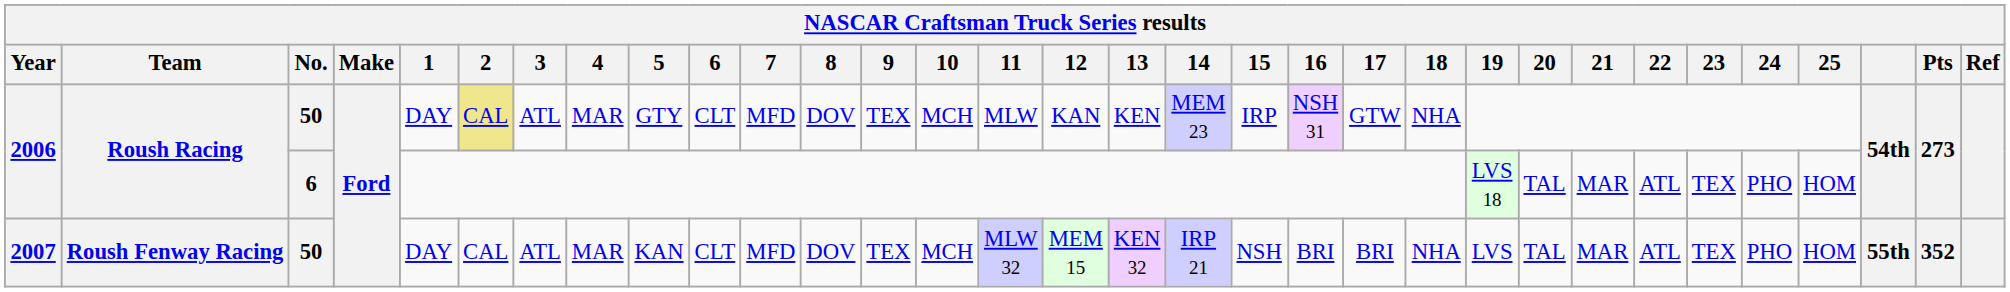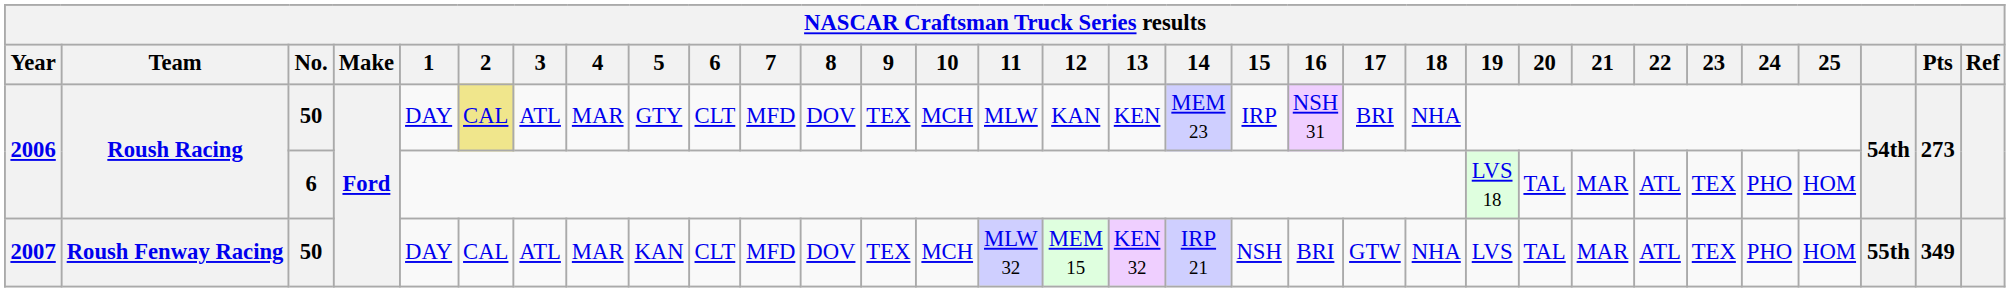(1375, 116) GTW -> (1375, 116) BRI
(1375, 252) BRI -> (1375, 252) GTW
(1938, 252) 352 -> (1938, 252) 349
